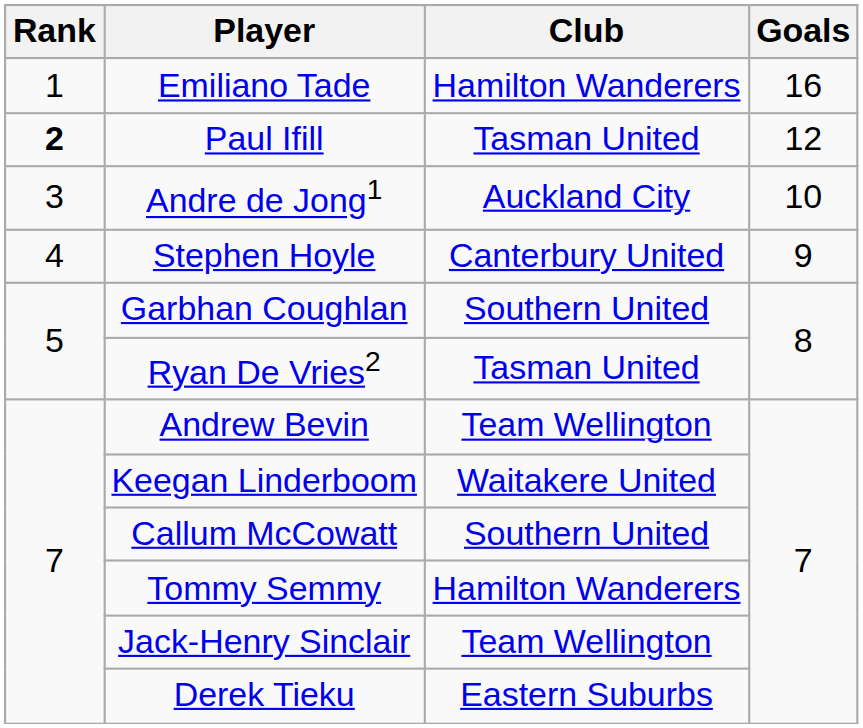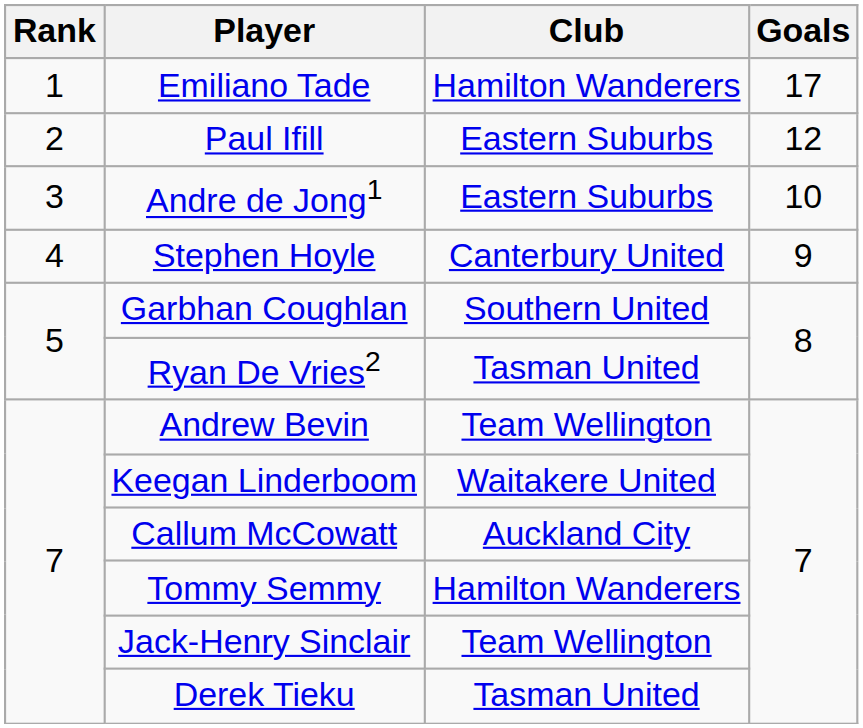(803, 85) 16 -> (803, 85) 17
(54, 138) bold -> (54, 138) normal
(587, 138) Tasman United -> (587, 138) Eastern Suburbs
(587, 197) Auckland City -> (587, 197) Eastern Suburbs
(587, 533) Southern United -> (587, 533) Auckland City
(587, 695) Eastern Suburbs -> (587, 695) Tasman United
